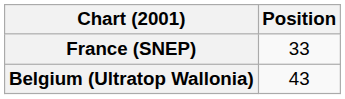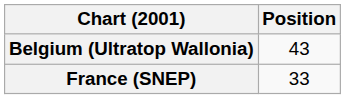rows swapped: (131, 78) <-> (131, 49)
